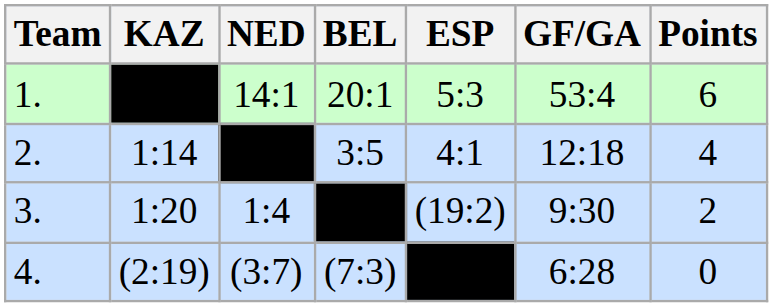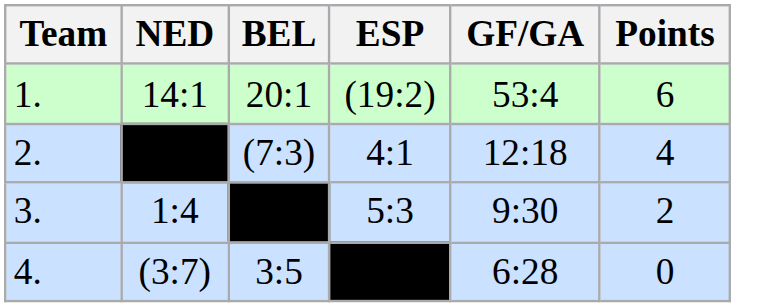- column: (164, 34)
(460, 93) 5:3 -> (390, 93) (19:2)
(360, 152) 3:5 -> (279, 152) (7:3)
(460, 211) (19:2) -> (390, 211) 5:3
(360, 270) (7:3) -> (279, 270) 3:5
